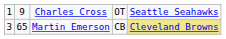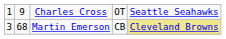(22, 27) 65 -> (22, 27) 68
